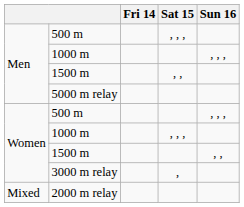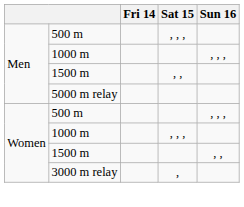- row: (84, 192)
